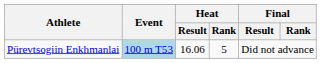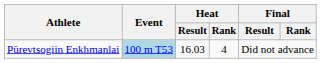(192, 49) 16.06 -> (192, 49) 16.03
(224, 49) 5 -> (224, 49) 4
